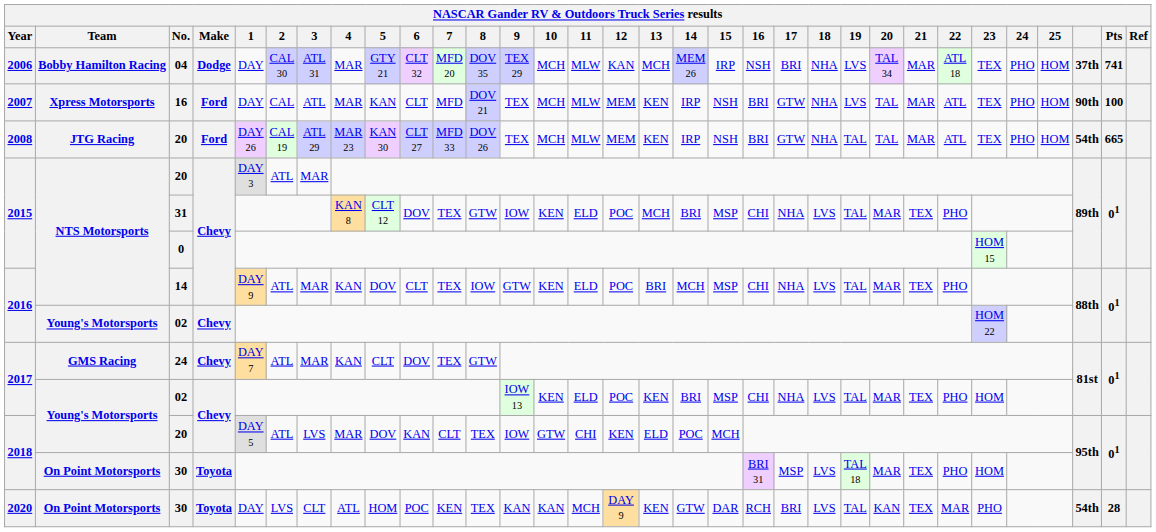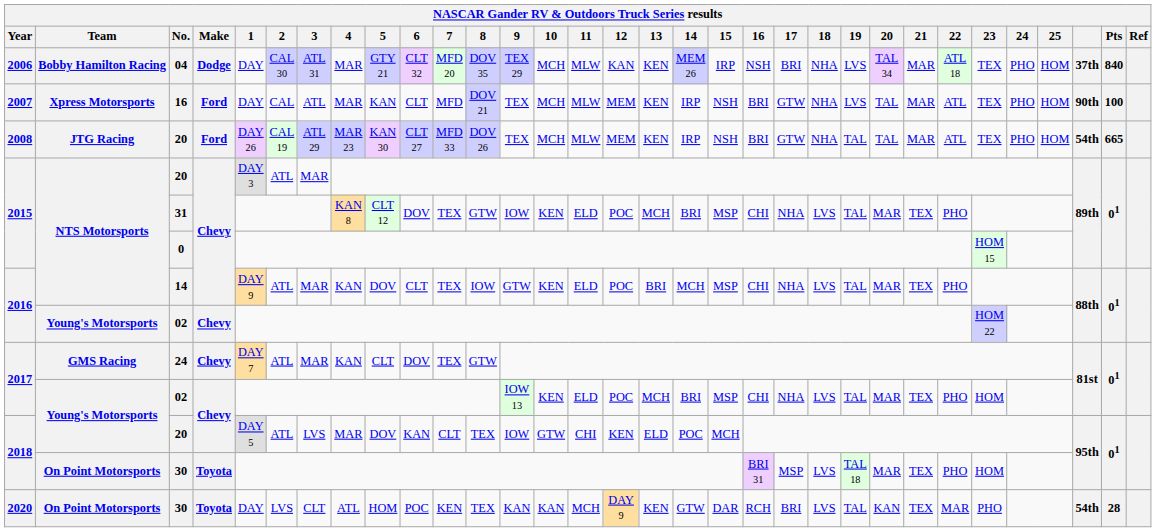(656, 65) MCH -> (656, 65) KEN
(1114, 65) 741 -> (1114, 65) 840
(656, 397) KEN -> (656, 397) MCH
